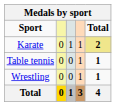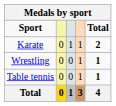(98, 44) khaki background -> (98, 44) no background
rows swapped: (30, 60) <-> (30, 76)
